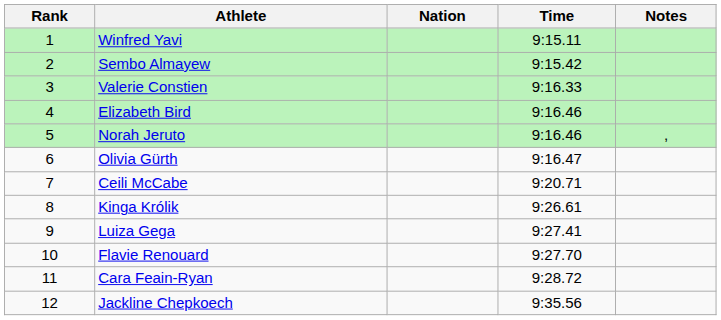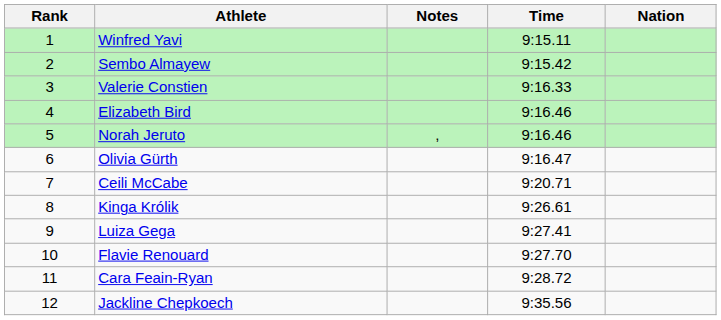columns swapped: (442, 16) <-> (666, 16)
